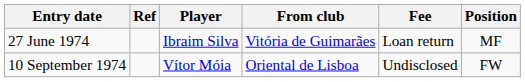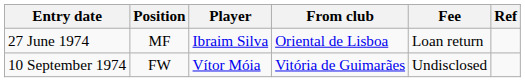columns swapped: (491, 16) <-> (145, 16)
(311, 40) Vitória de Guimarães -> (332, 40) Oriental de Lisboa
(302, 64) Oriental de Lisboa -> (340, 64) Vitória de Guimarães
